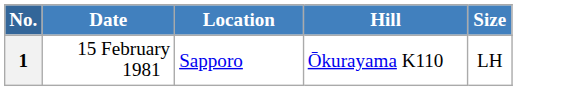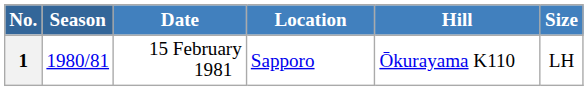+ column: (78, 19)
